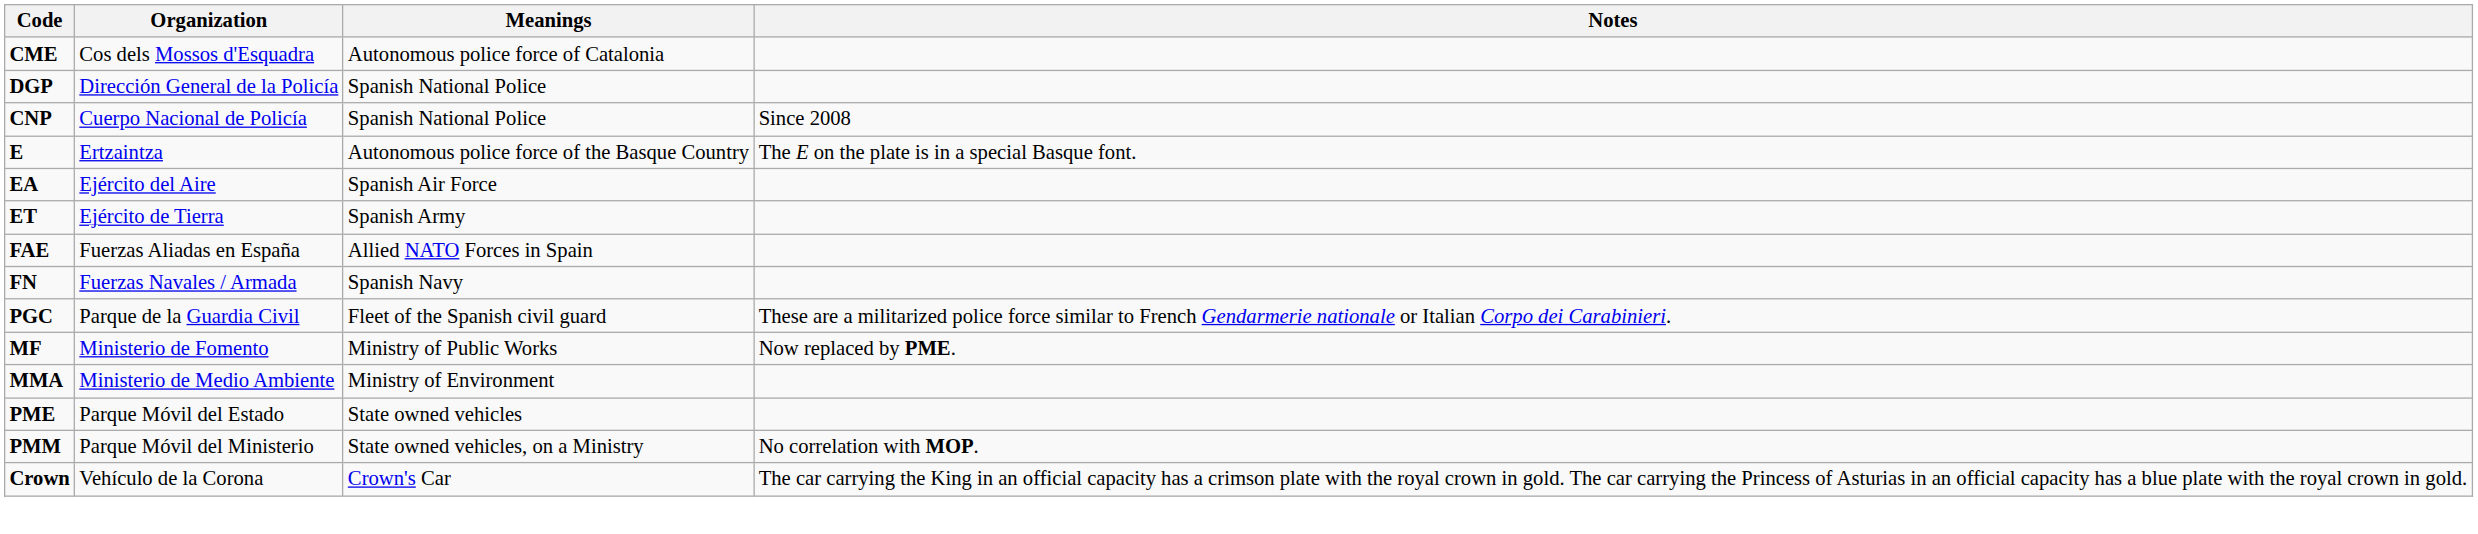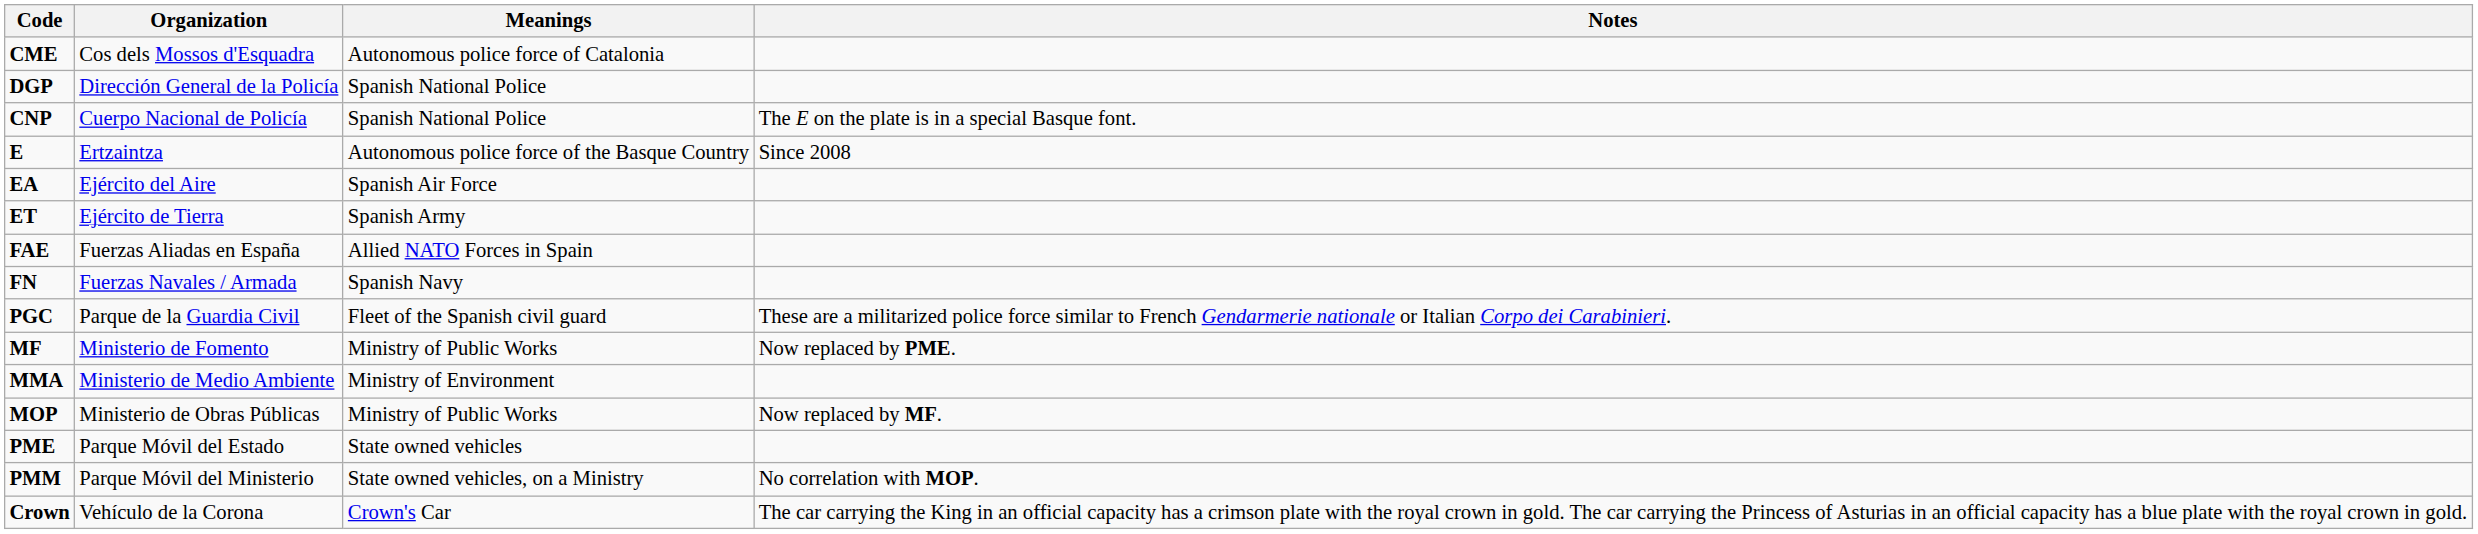(805, 119) Since 2008 -> (947, 119) The E on the plate is in a special Basque font.
(947, 151) The E on the plate is in a special Basque font. -> (805, 151) Since 2008
+ row: (33, 413)
